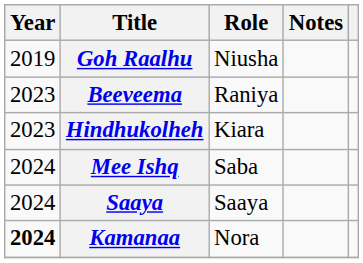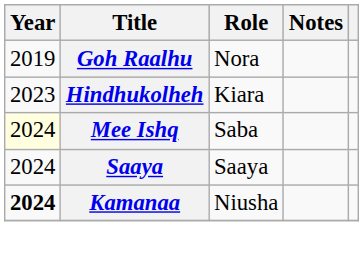(246, 58) Niusha -> (237, 58) Nora
- row: (135, 94)
(33, 166) no background -> (33, 130) lightyellow background
(237, 238) Nora -> (246, 202) Niusha
